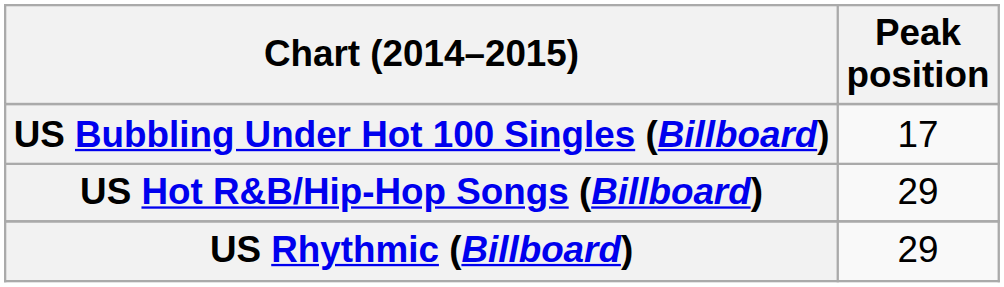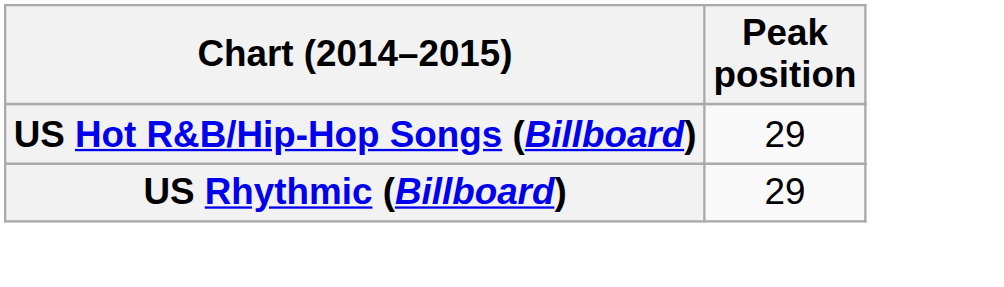- row: (422, 133)
